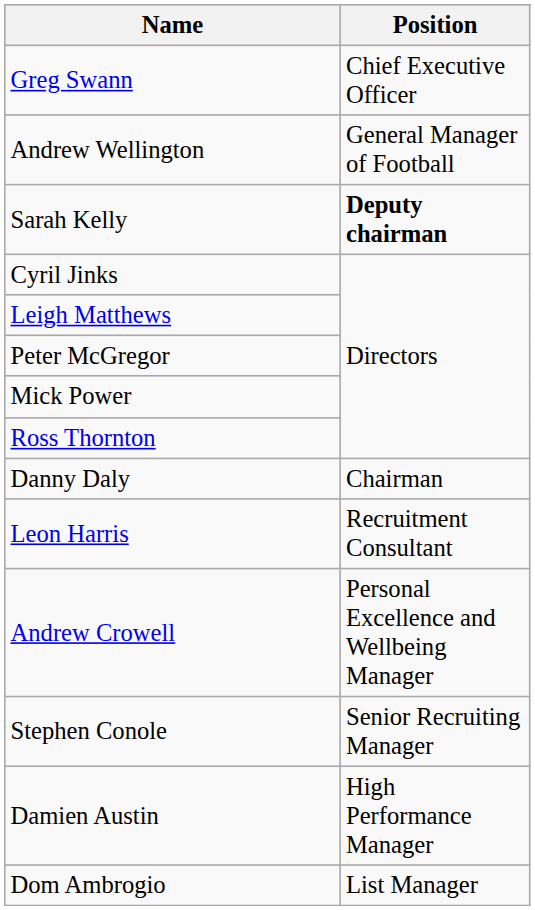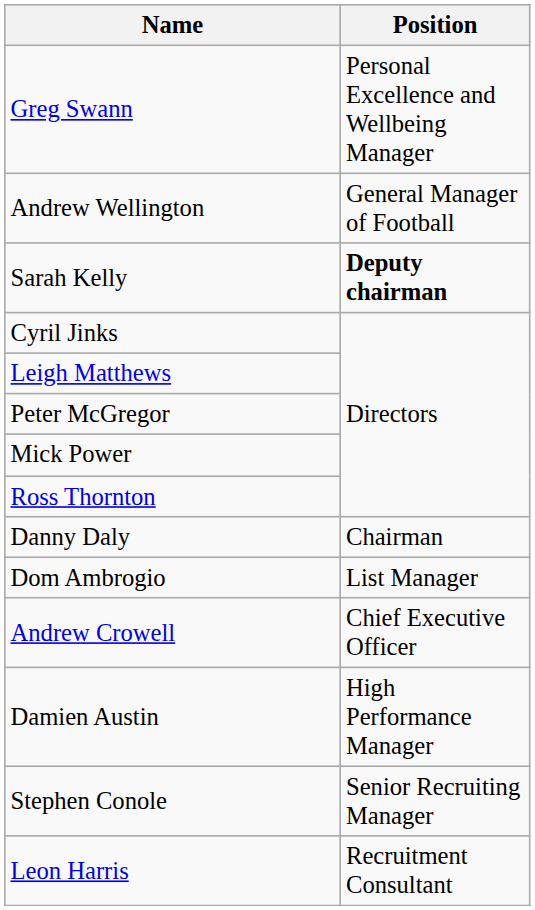(426, 80) Chief Executive Officer -> (421, 109) Personal Excellence and Wellbeing Manager
rows swapped: (88, 885) <-> (70, 533)
(421, 631) Personal Excellence and Wellbeing Manager -> (426, 631) Chief Executive Officer
rows swapped: (85, 815) <-> (89, 730)
